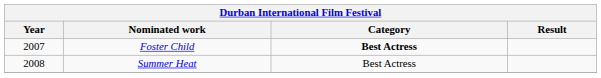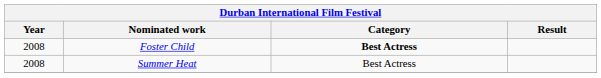(34, 47) 2007 -> (34, 47) 2008
